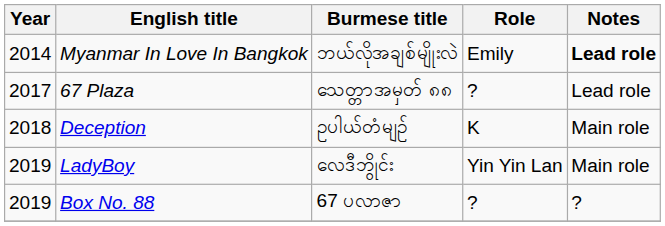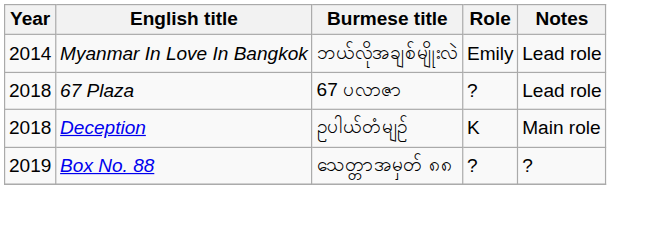(614, 53) bold -> (562, 53) normal
(30, 90) 2017 -> (30, 90) 2018
(385, 89) သေတ္တာအမှတ် ၈၈ -> (359, 89) 67 ပလာဇာ
- row: (97, 165)
(359, 201) 67 ပလာဇာ -> (385, 164) သေတ္တာအမှတ် ၈၈
